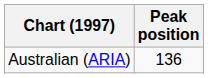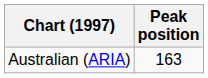(169, 60) 136 -> (169, 60) 163
